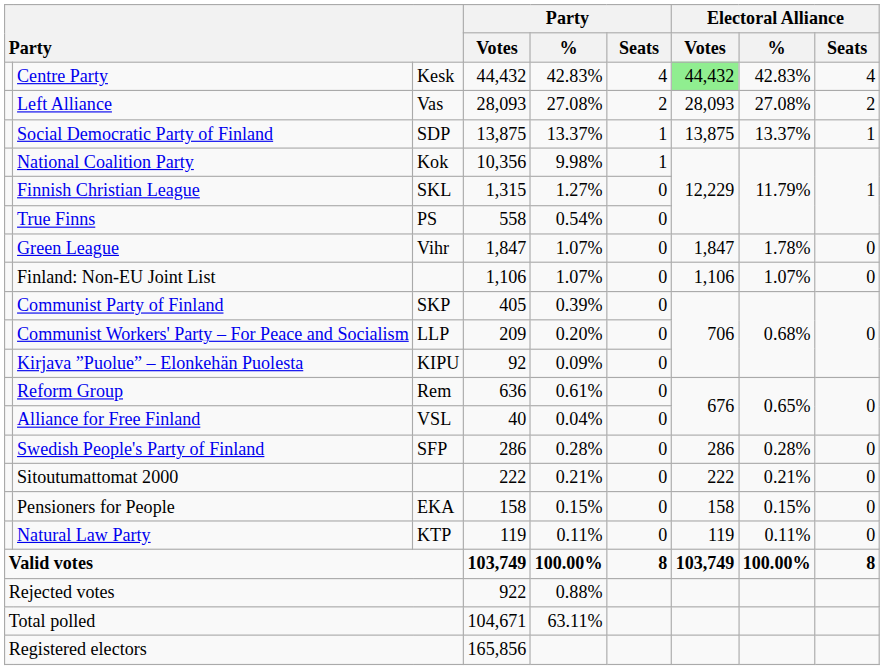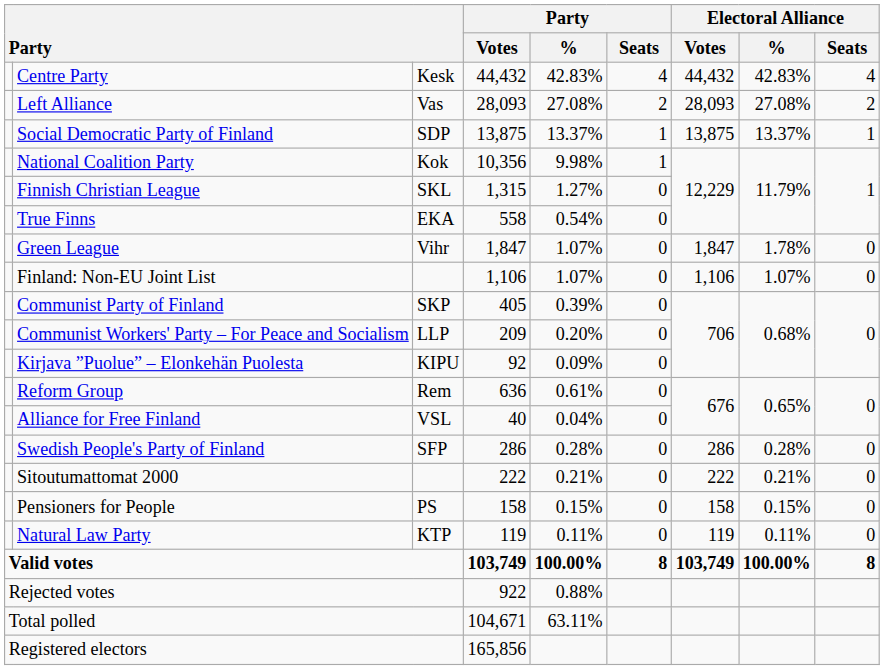(710, 76) lightgreen background -> (710, 76) no background
(427, 219) PS -> (436, 219) EKA
(436, 506) EKA -> (427, 506) PS
